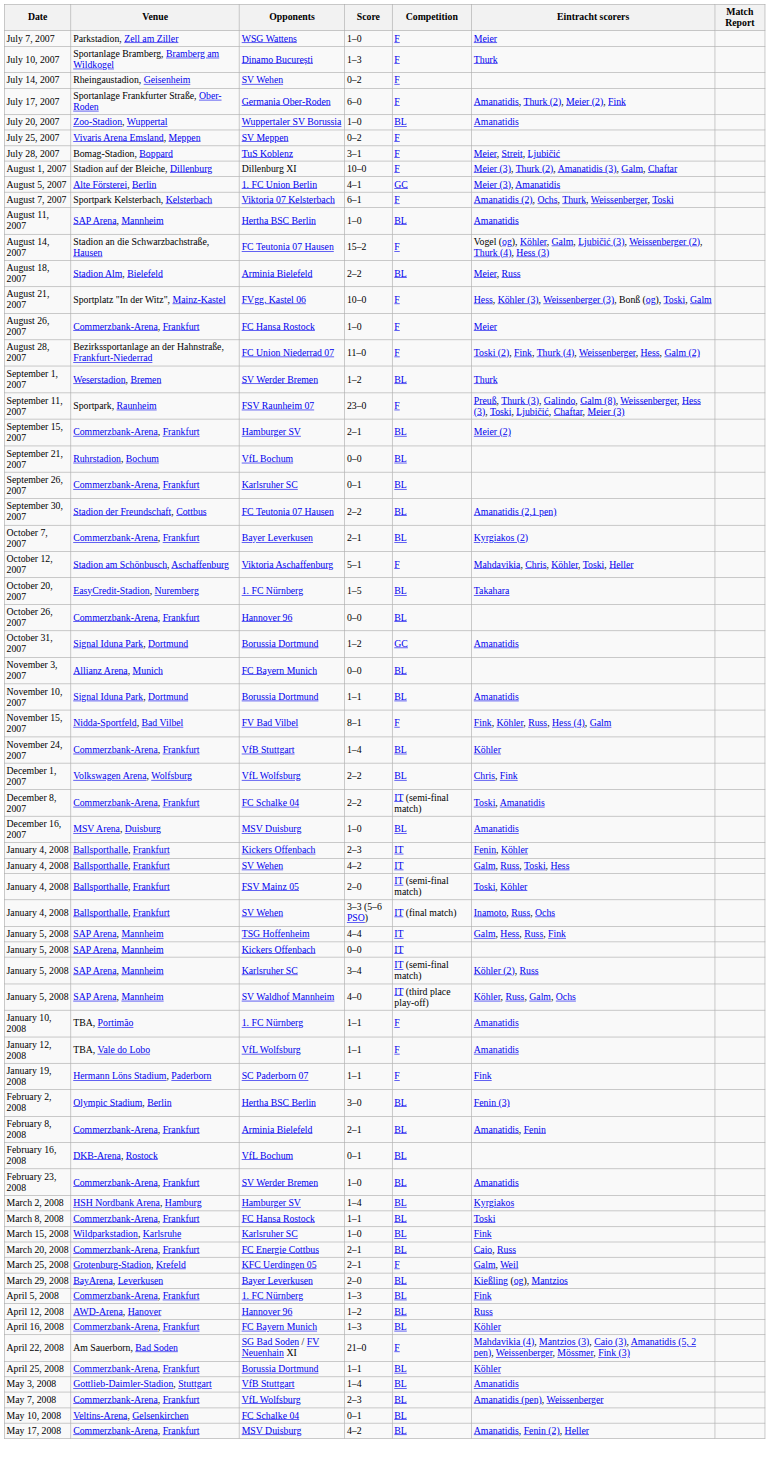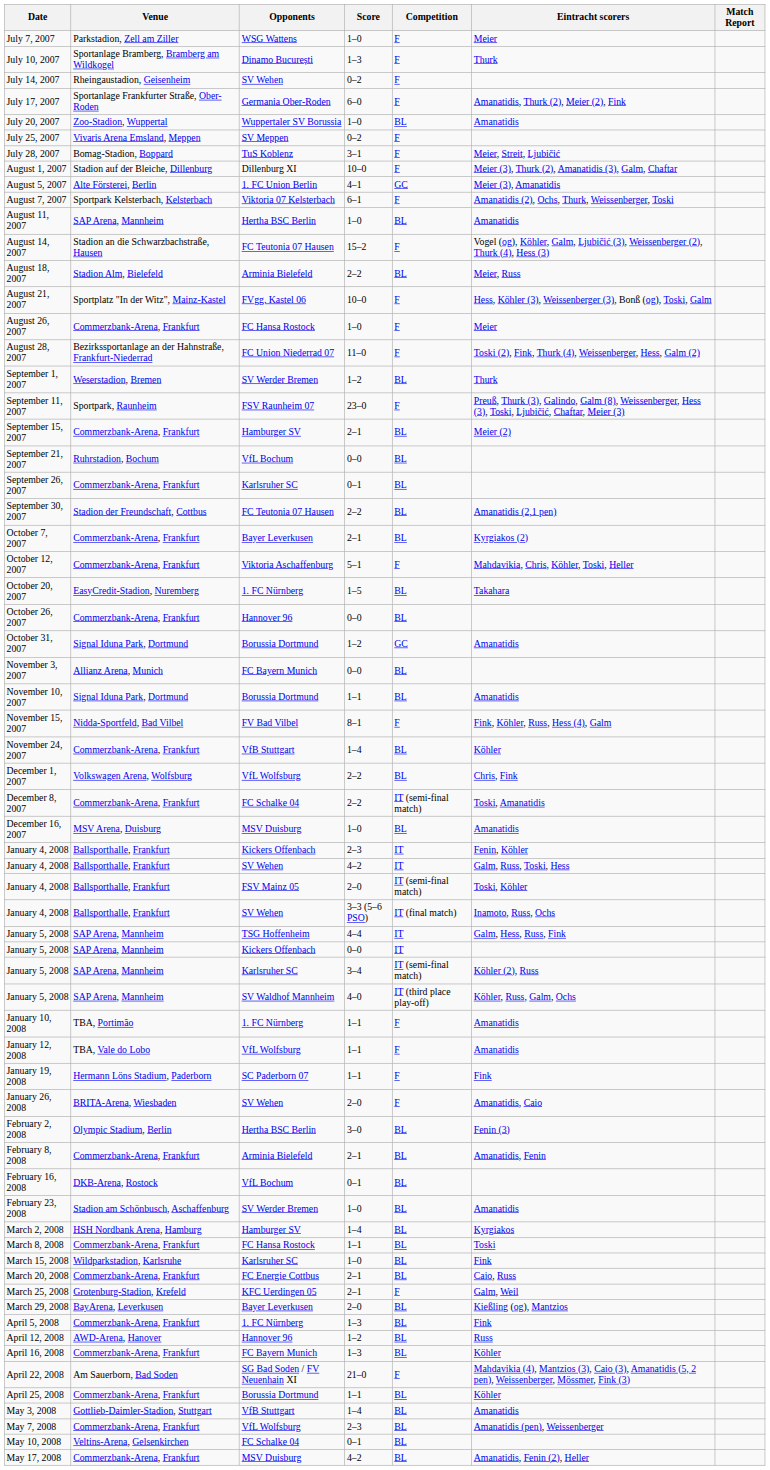(151, 564) Stadion am Schönbusch, Aschaffenburg -> (136, 564) Commerzbank-Arena, Frankfurt
+ row: (29, 1103)
(136, 1182) Commerzbank-Arena, Frankfurt -> (151, 1208) Stadion am Schönbusch, Aschaffenburg
